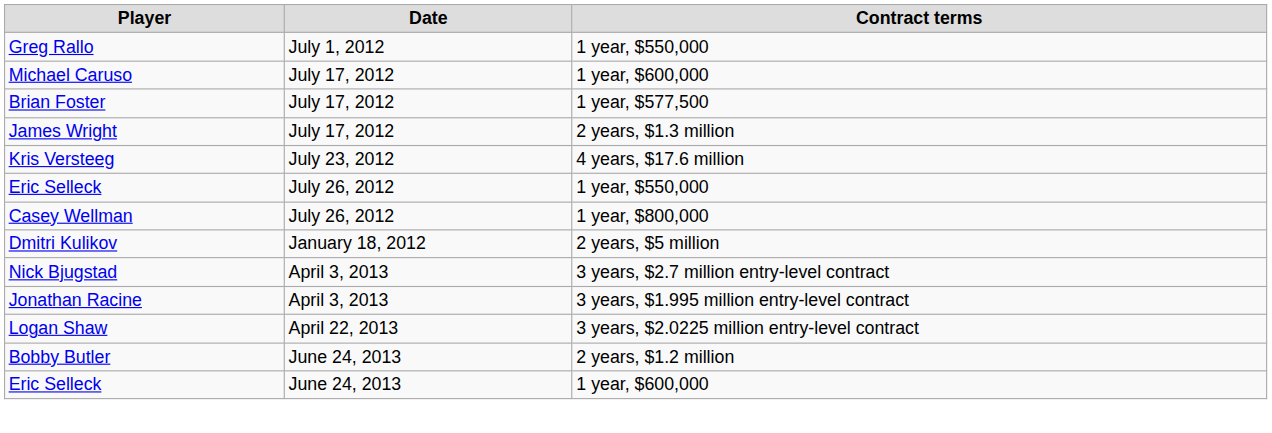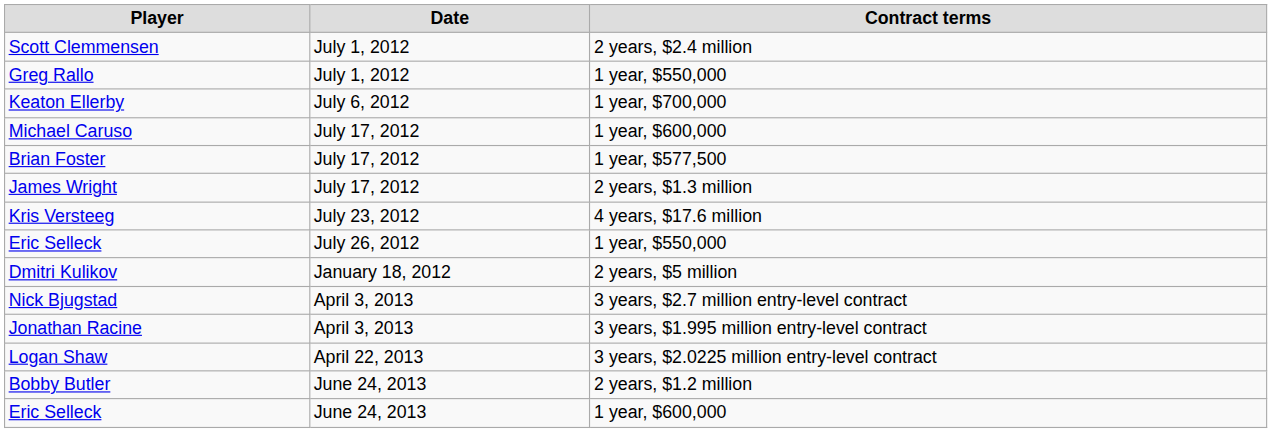+ row: (84, 46)
+ row: (66, 103)
- row: (71, 215)
